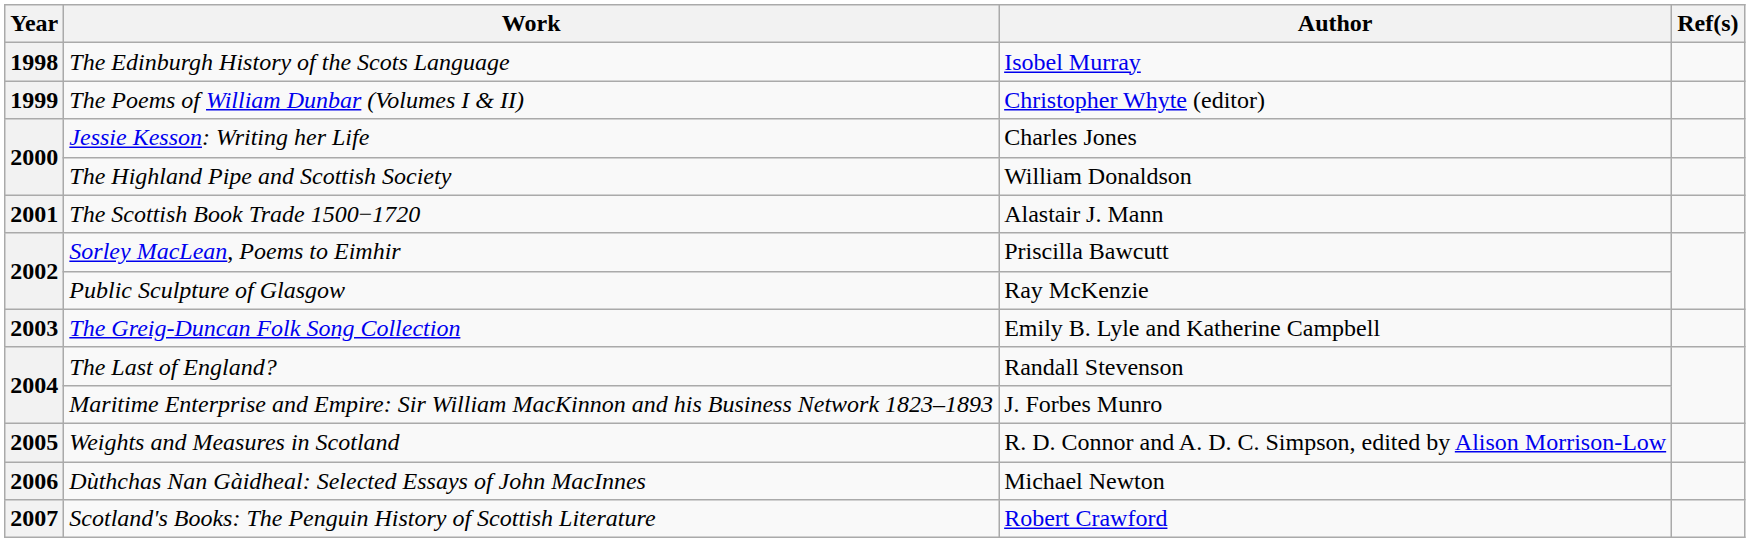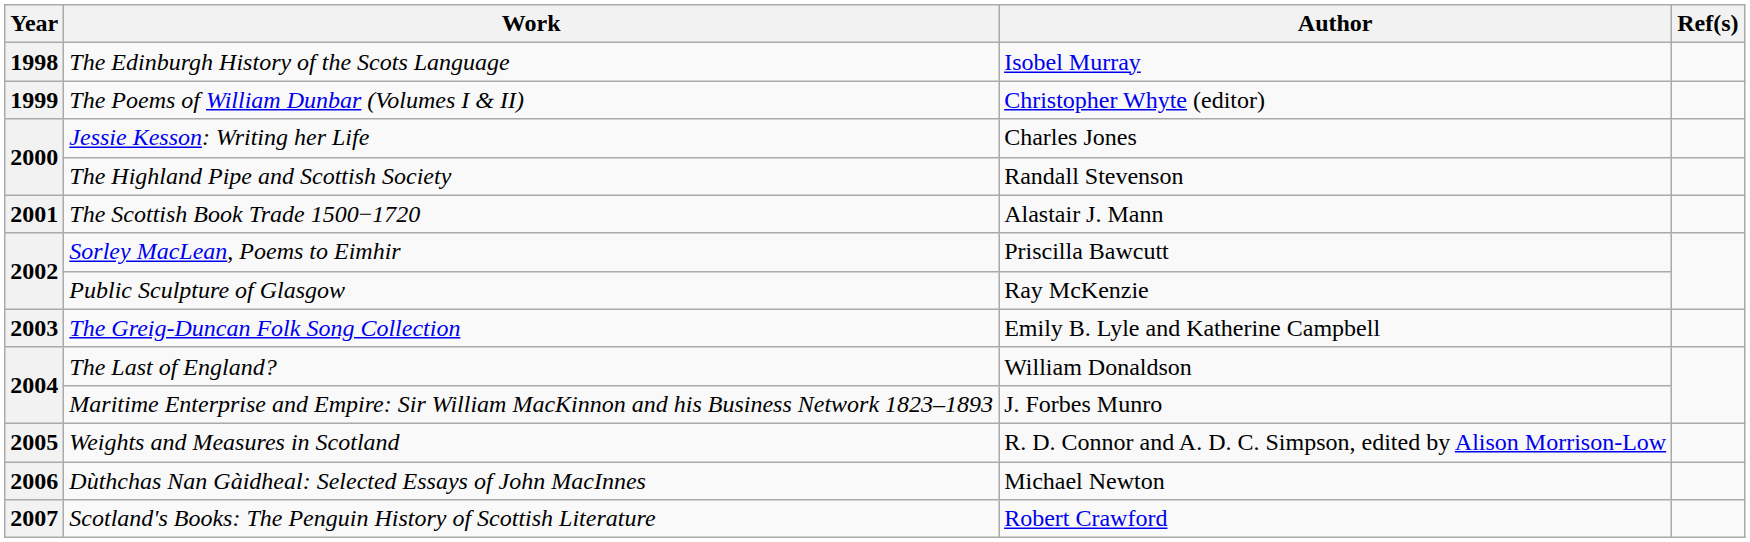(1098, 175) William Donaldson -> (1094, 175) Randall Stevenson
(1094, 366) Randall Stevenson -> (1098, 366) William Donaldson
